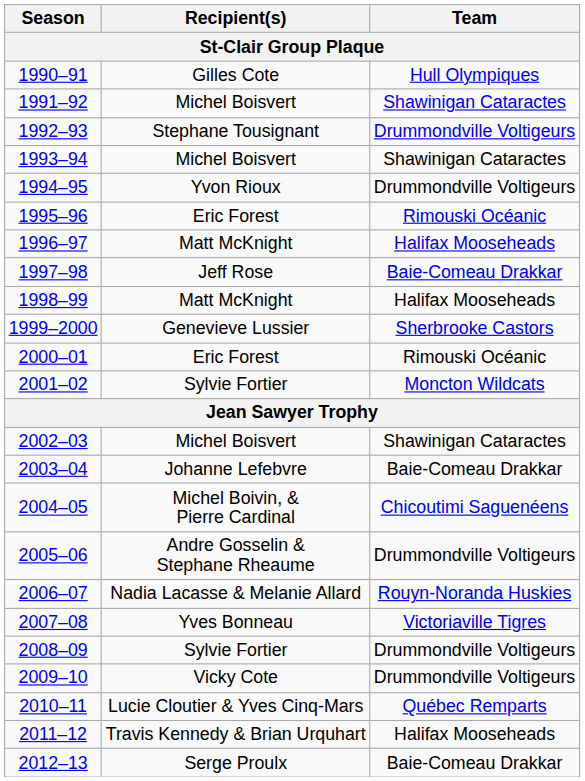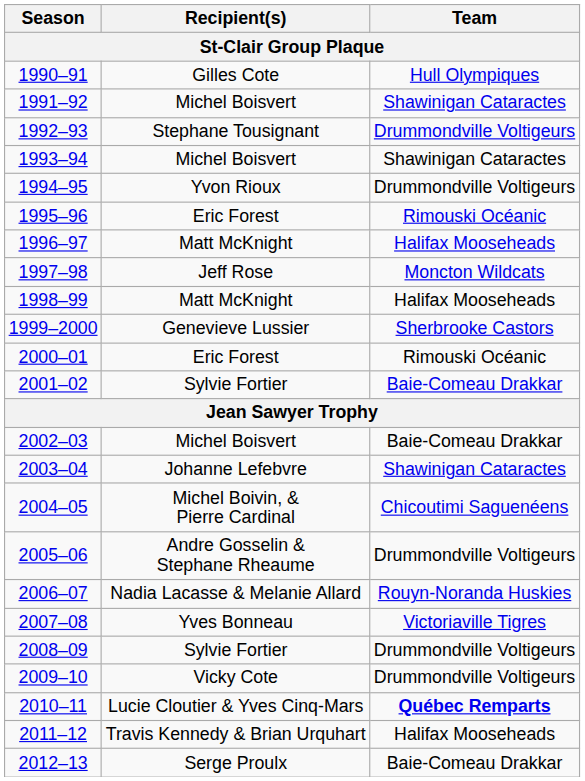(475, 272) Baie-Comeau Drakkar -> (475, 272) Moncton Wildcats
(475, 384) Moncton Wildcats -> (475, 384) Baie-Comeau Drakkar
(475, 441) Shawinigan Cataractes -> (475, 441) Baie-Comeau Drakkar
(475, 469) Baie-Comeau Drakkar -> (475, 469) Shawinigan Cataractes
(475, 706) normal -> (475, 706) bold
